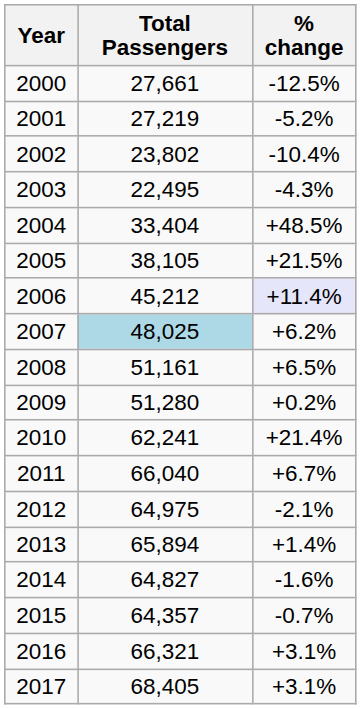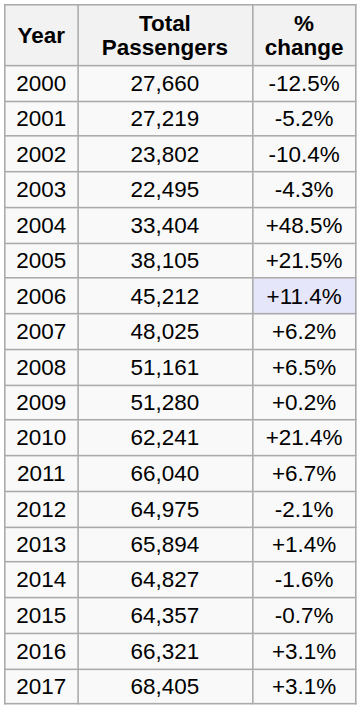(165, 83) 27,661 -> (165, 83) 27,660
(165, 332) lightblue background -> (165, 332) no background
